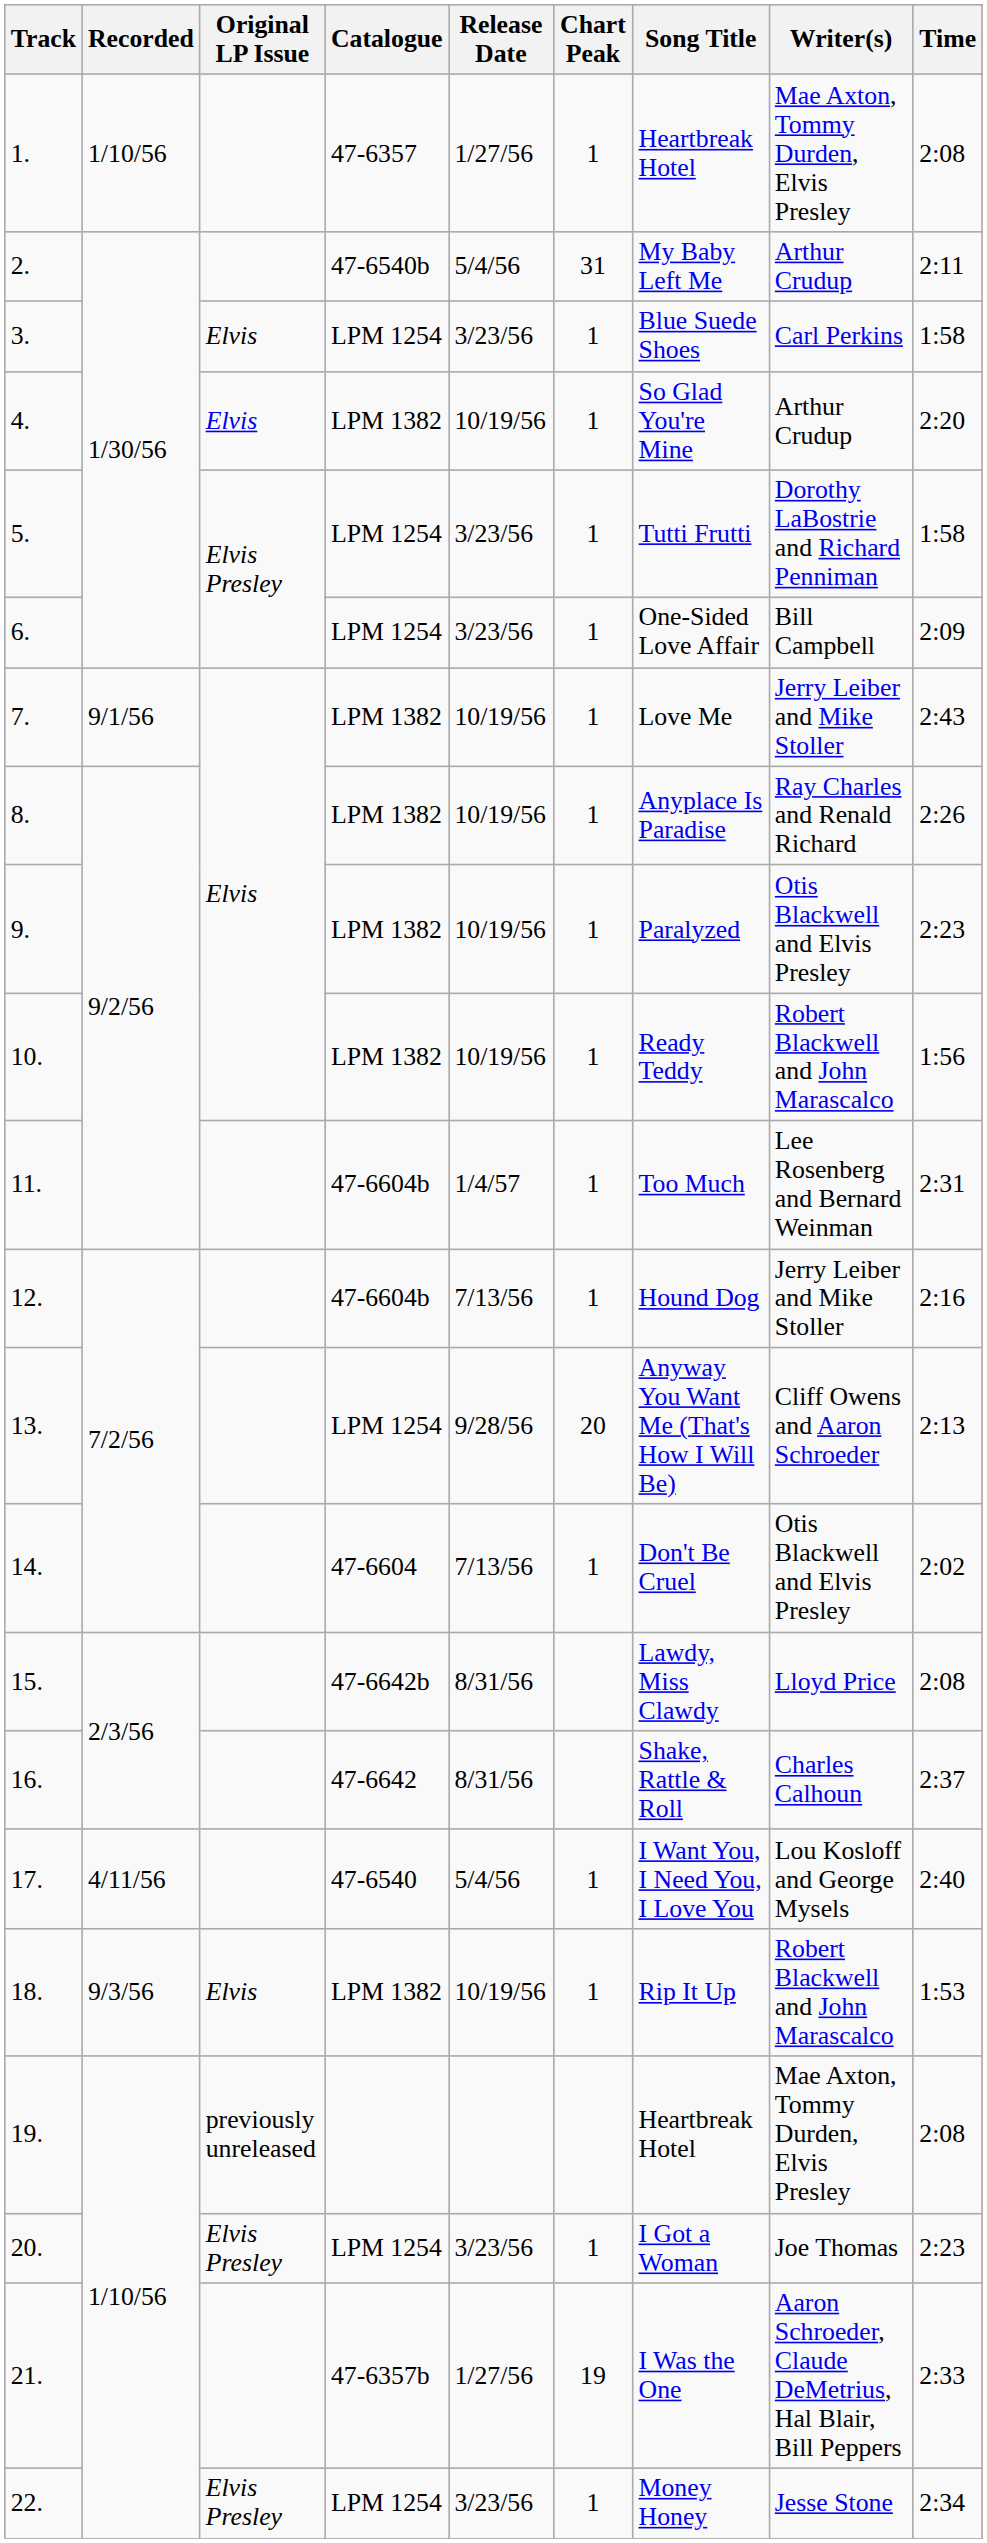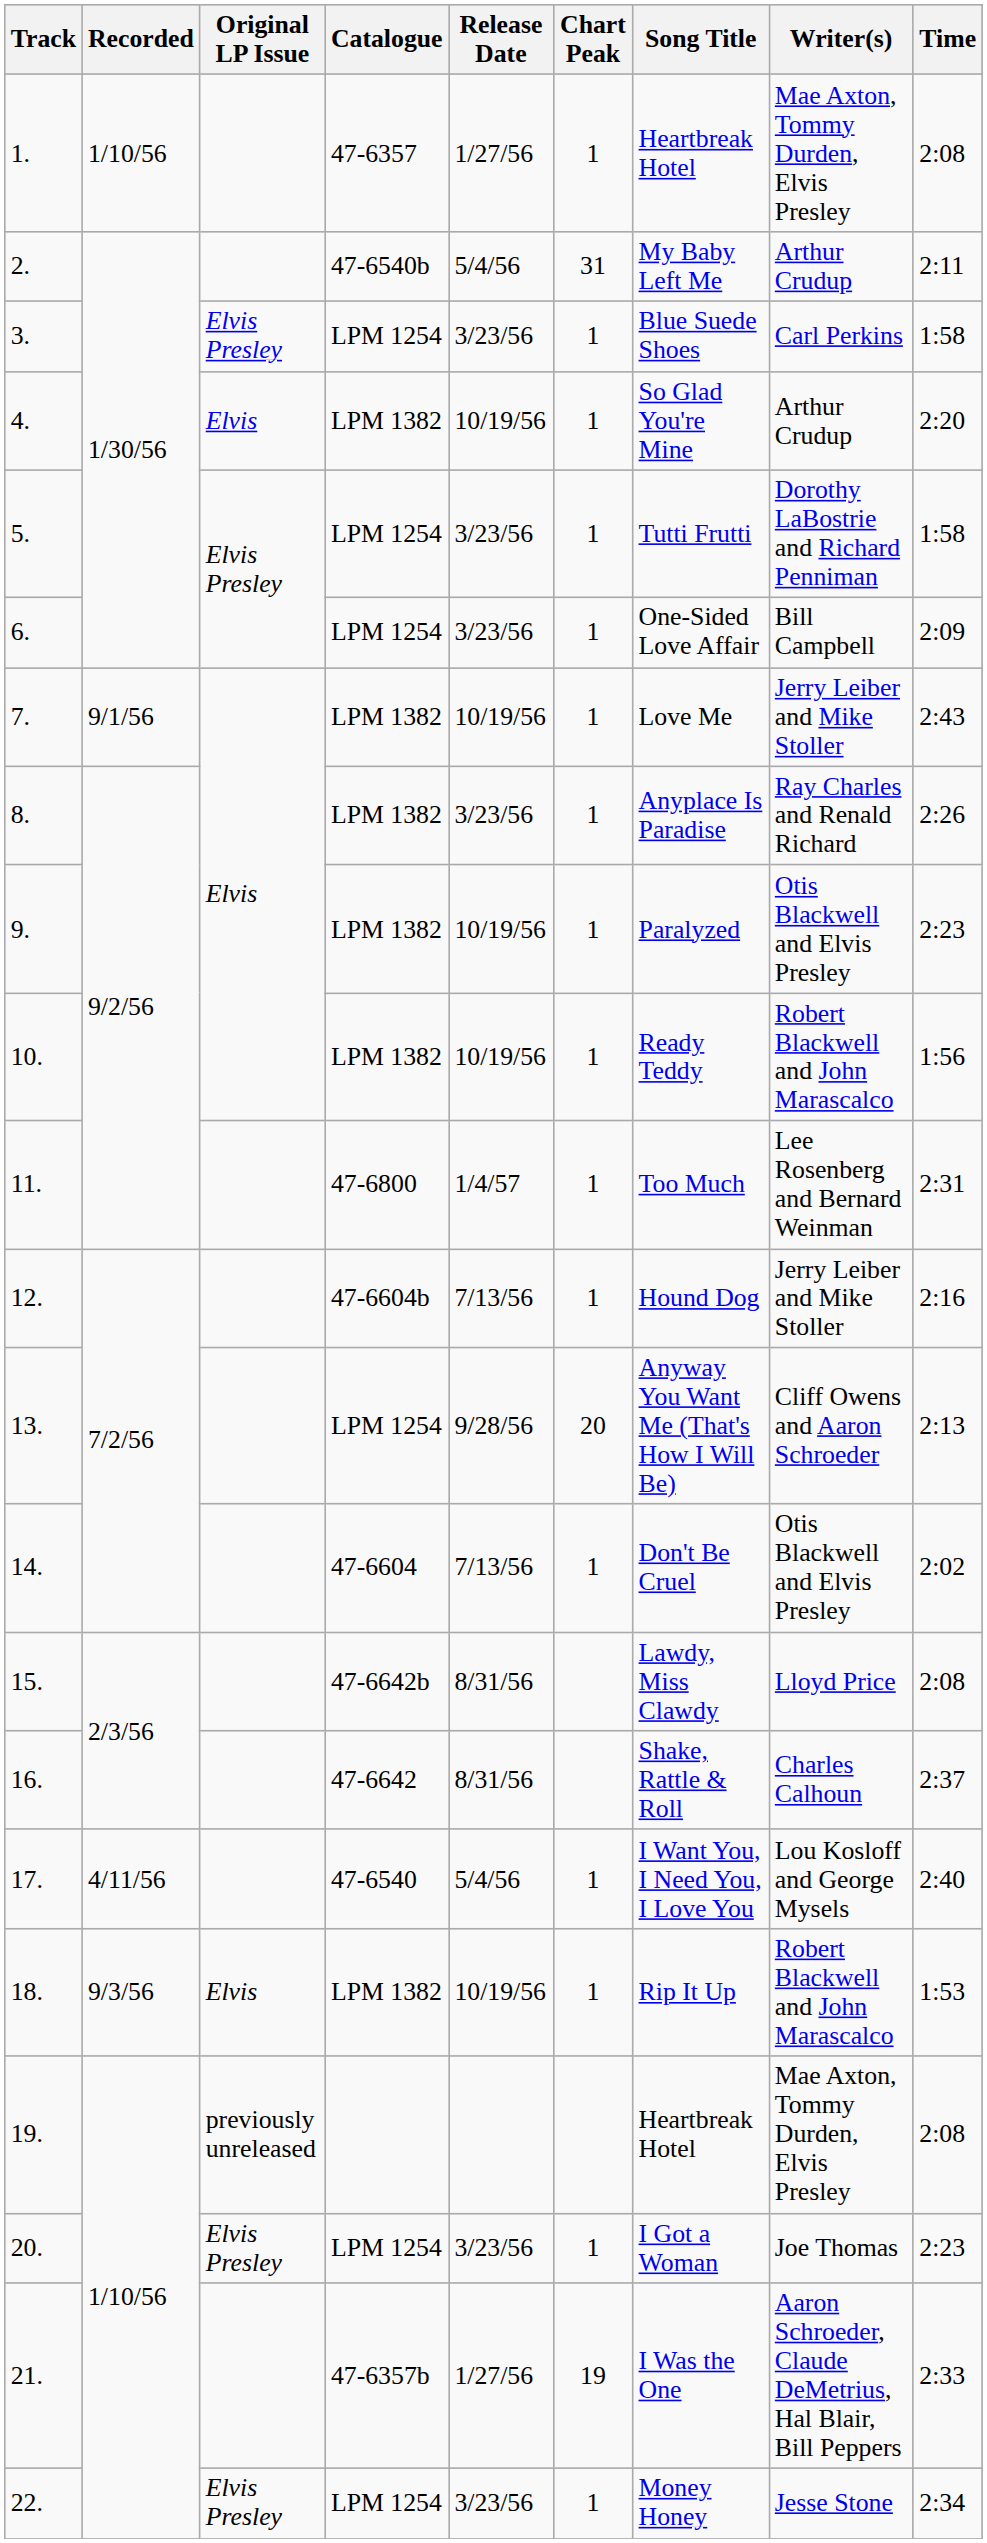(231, 335) Elvis -> (244, 335) Elvis Presley
(500, 815) 10/19/56 -> (494, 815) 3/23/56
(380, 1184) 47-6604b -> (374, 1184) 47-6800
